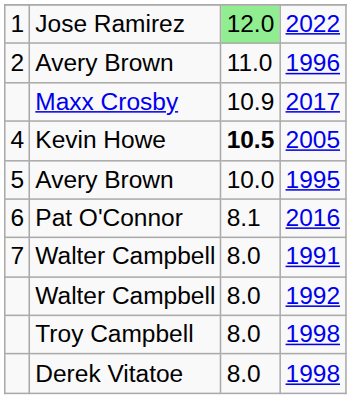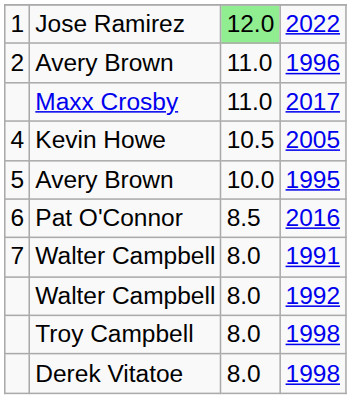(250, 101) 10.9 -> (250, 101) 11.0
(250, 140) bold -> (250, 140) normal
(244, 218) 8.1 -> (244, 218) 8.5
